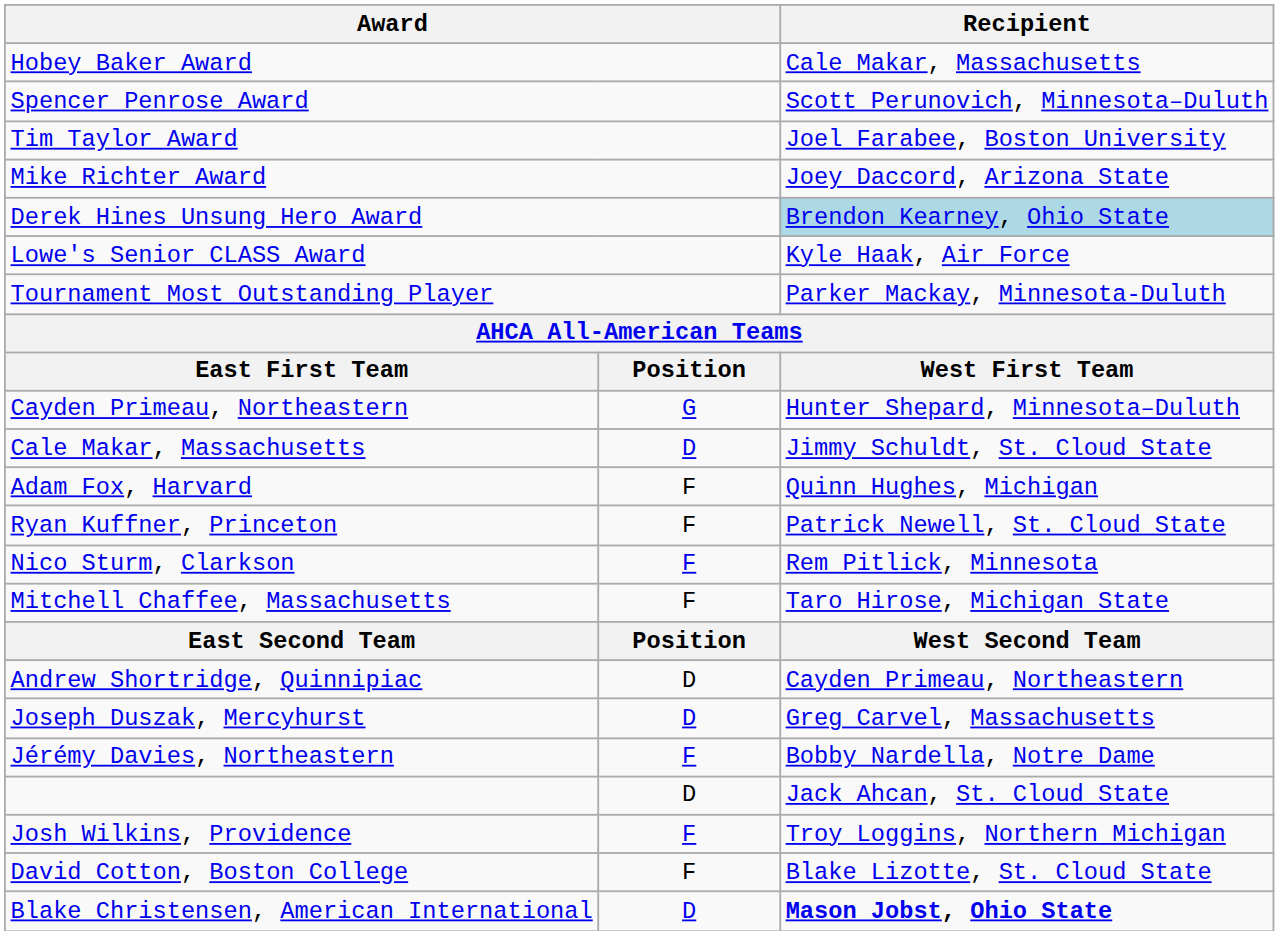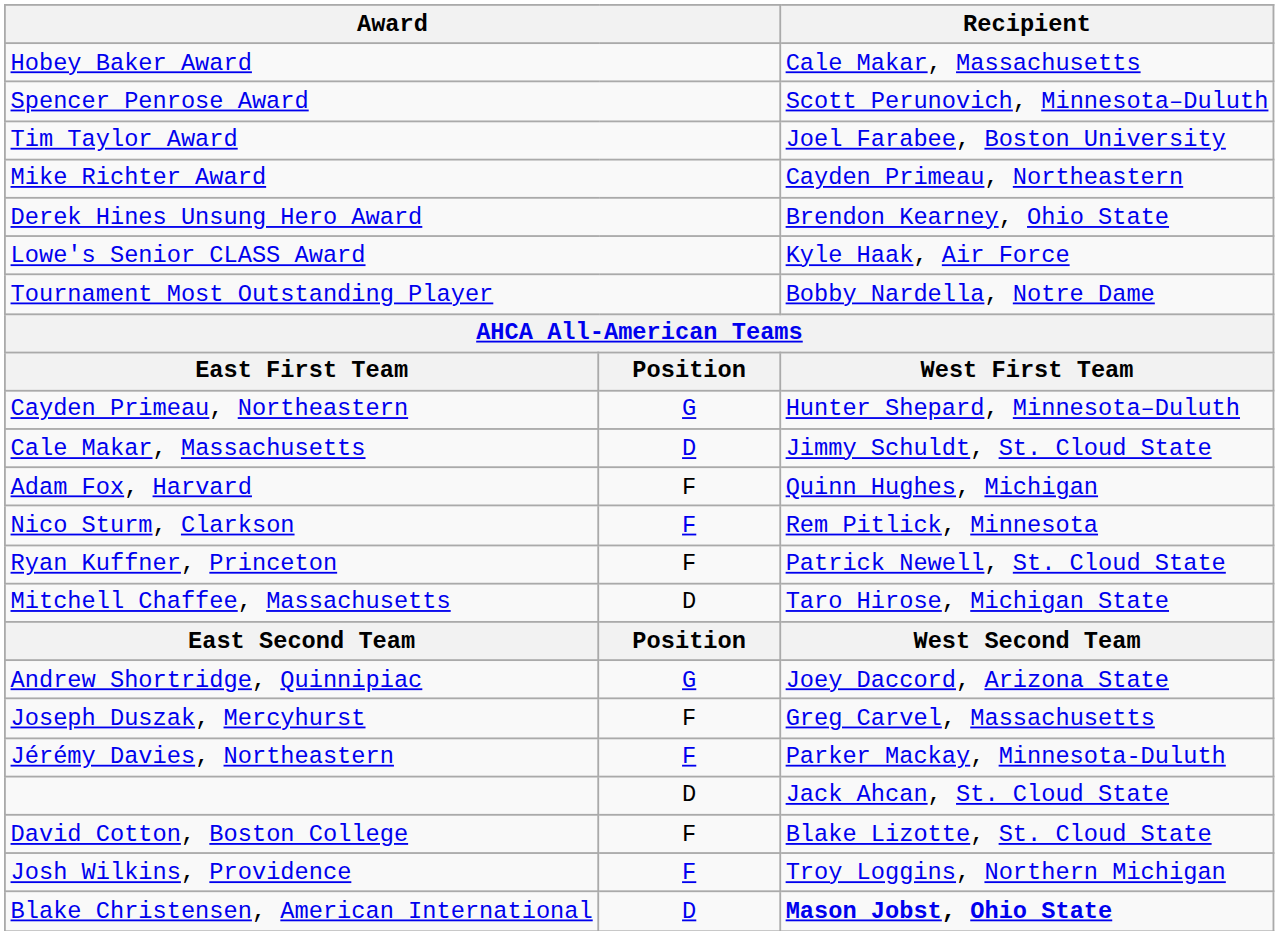(977, 178) Joey Daccord, Arizona State -> (984, 178) Cayden Primeau, Northeastern
(977, 217) lightblue background -> (977, 217) no background
(1006, 294) Parker Mackay, Minnesota-Duluth -> (970, 294) Bobby Nardella, Notre Dame
rows swapped: (153, 564) <-> (174, 525)
(689, 603) F -> (689, 603) D
(689, 680) D -> (689, 680) G
(984, 680) Cayden Primeau, Northeastern -> (977, 680) Joey Daccord, Arizona State
(689, 718) D -> (689, 718) F
(970, 757) Bobby Nardella, Notre Dame -> (1006, 757) Parker Mackay, Minnesota-Duluth
rows swapped: (181, 834) <-> (209, 873)
